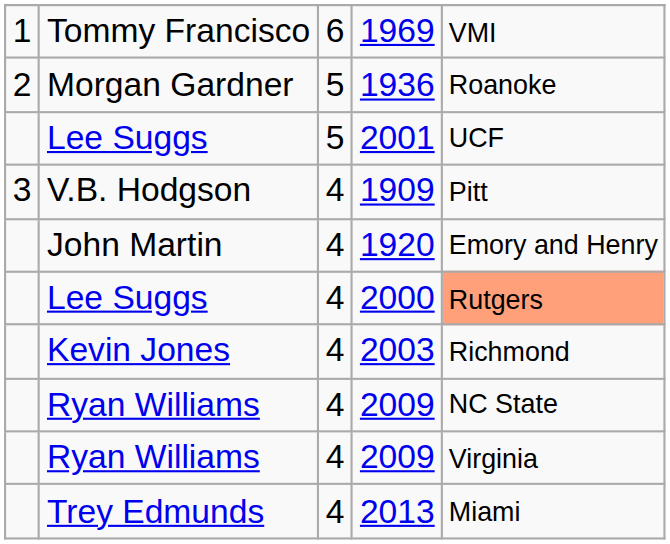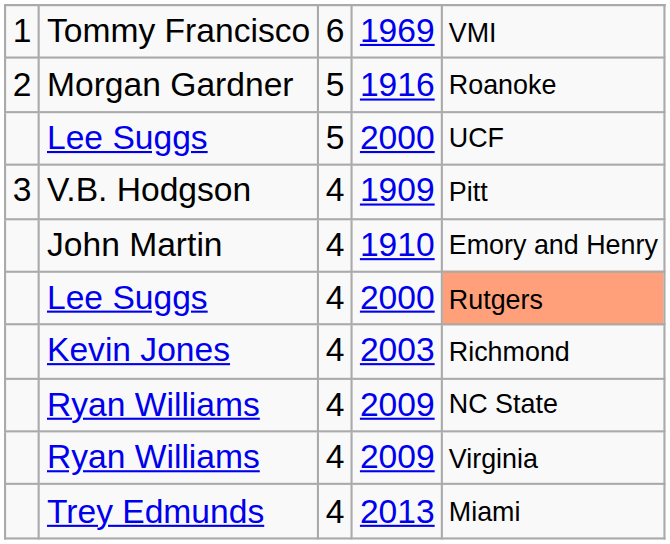(397, 84) 1936 -> (397, 84) 1916
(397, 137) 2001 -> (397, 137) 2000
(397, 244) 1920 -> (397, 244) 1910
